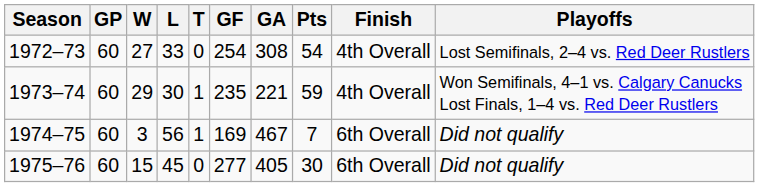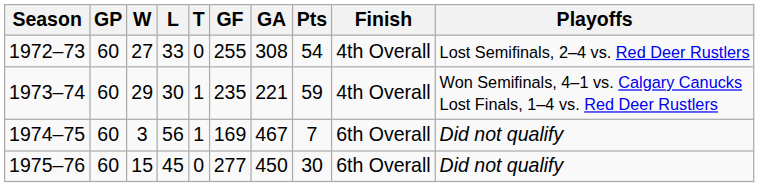(230, 50) 254 -> (230, 50) 255
(272, 165) 405 -> (272, 165) 450
